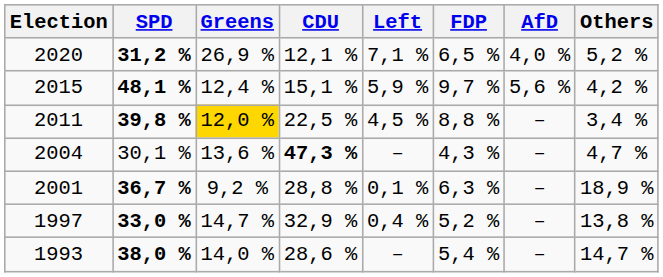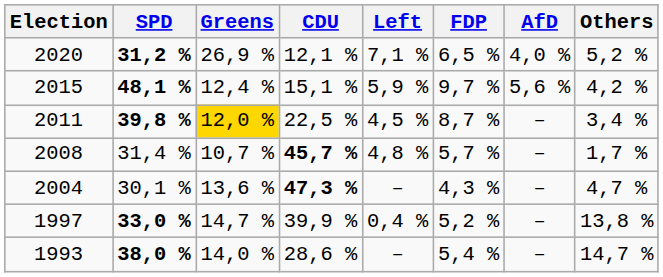(469, 121) 8,8 % -> (469, 121) 8,7 %
+ row: (59, 154)
- row: (59, 188)
(321, 221) 32,9 % -> (321, 221) 39,9 %
